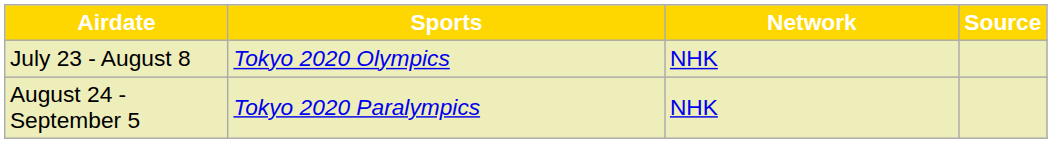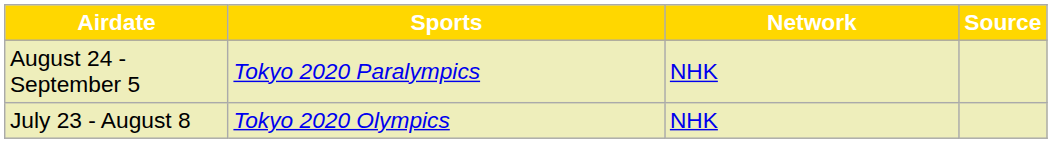rows swapped: (100, 58) <-> (75, 107)
